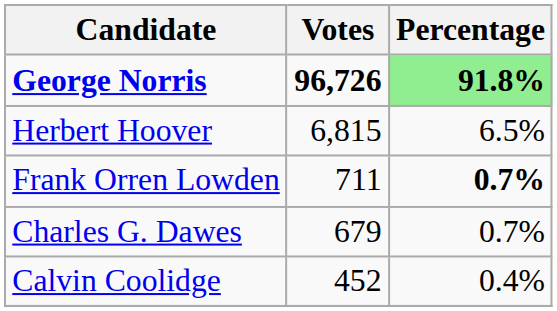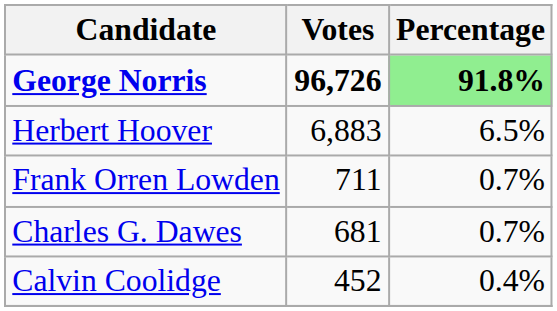(346, 130) 6,815 -> (346, 130) 6,883
(509, 180) bold -> (512, 180) normal
(358, 230) 679 -> (358, 230) 681
